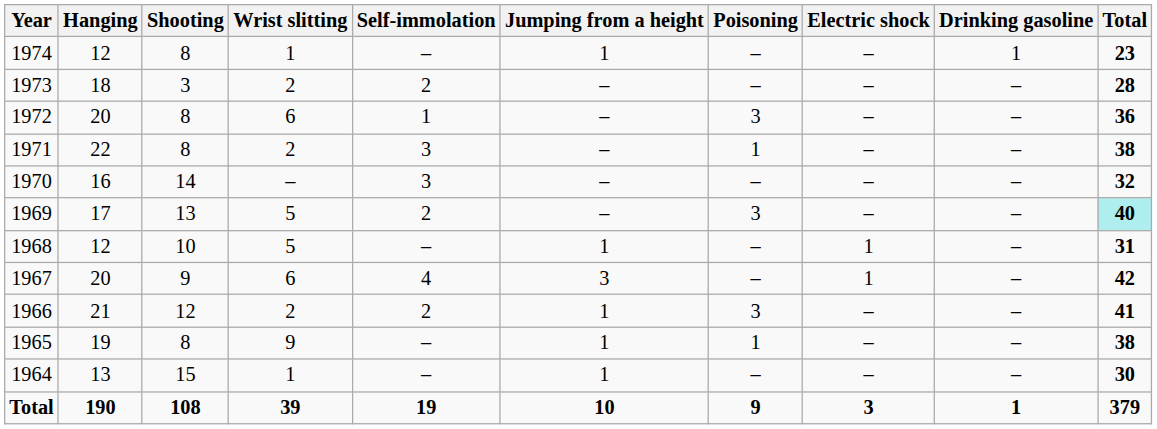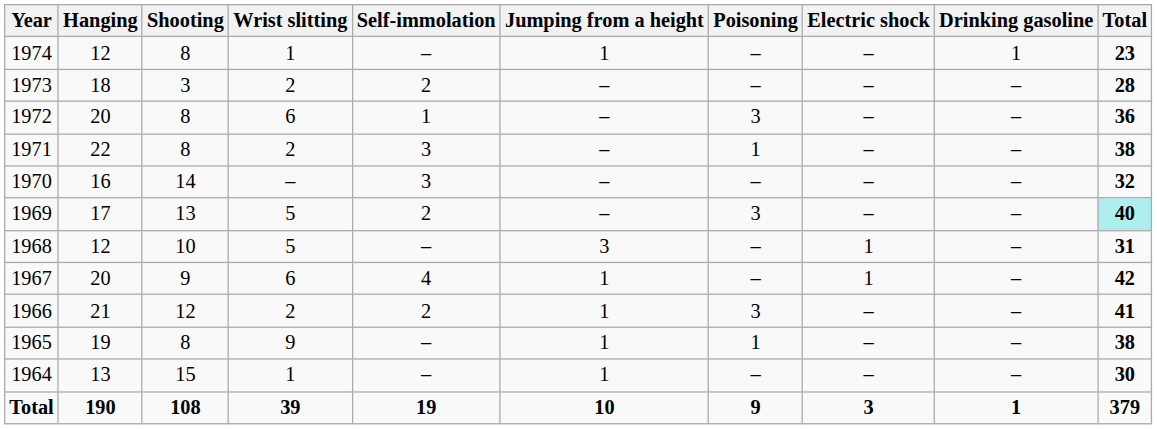(604, 246) 1 -> (604, 246) 3
(604, 278) 3 -> (604, 278) 1
